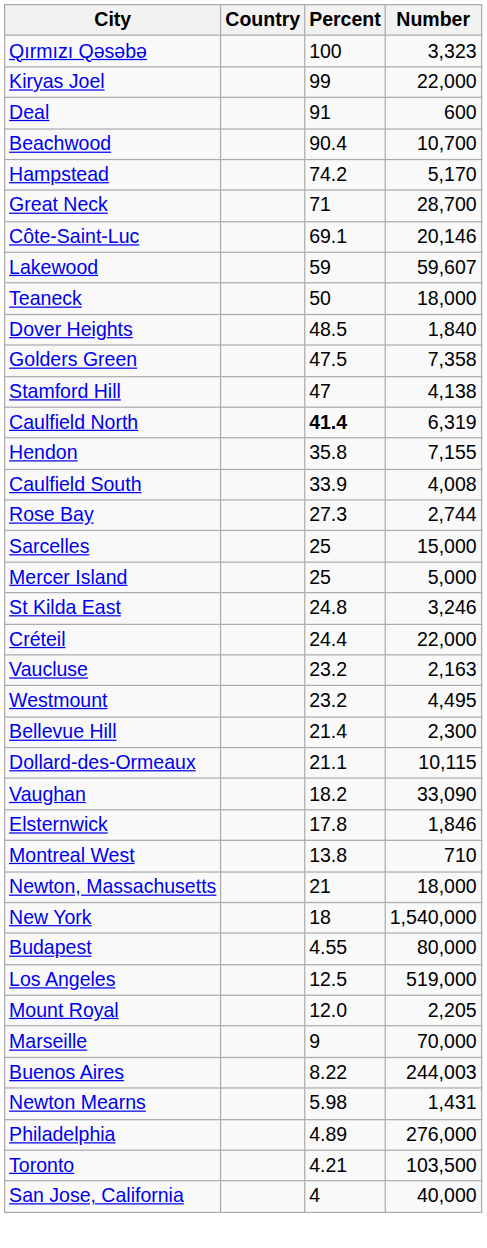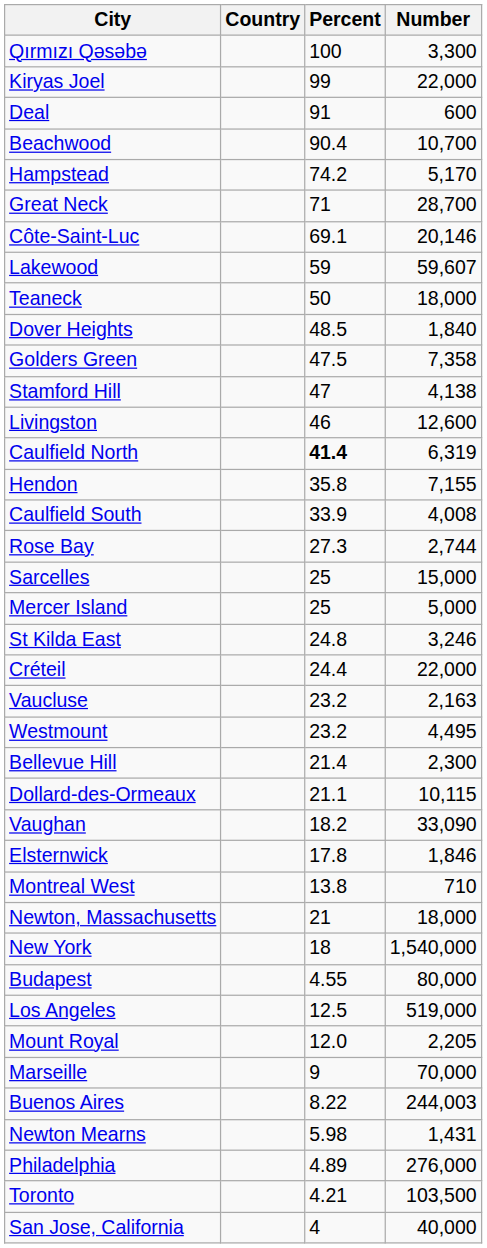(452, 50) 3,323 -> (452, 50) 3,300
+ row: (53, 422)
